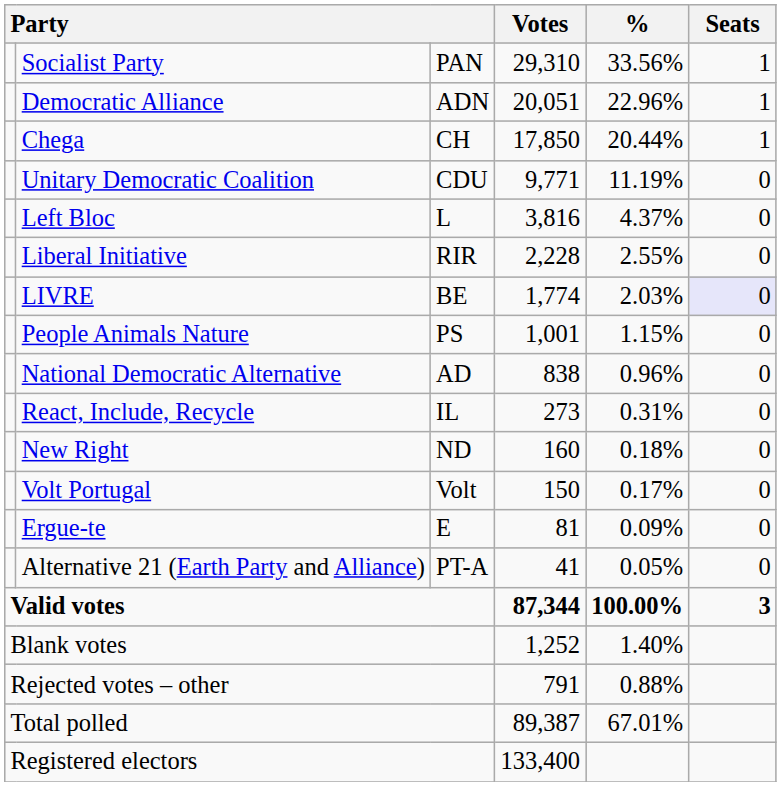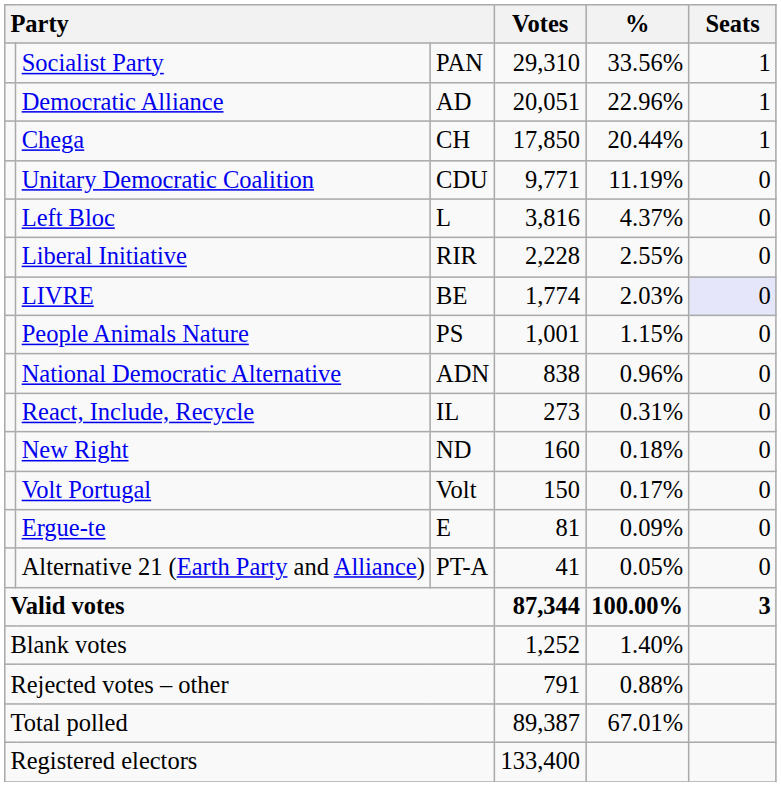(463, 101) ADN -> (454, 101) AD
(454, 373) AD -> (463, 373) ADN
